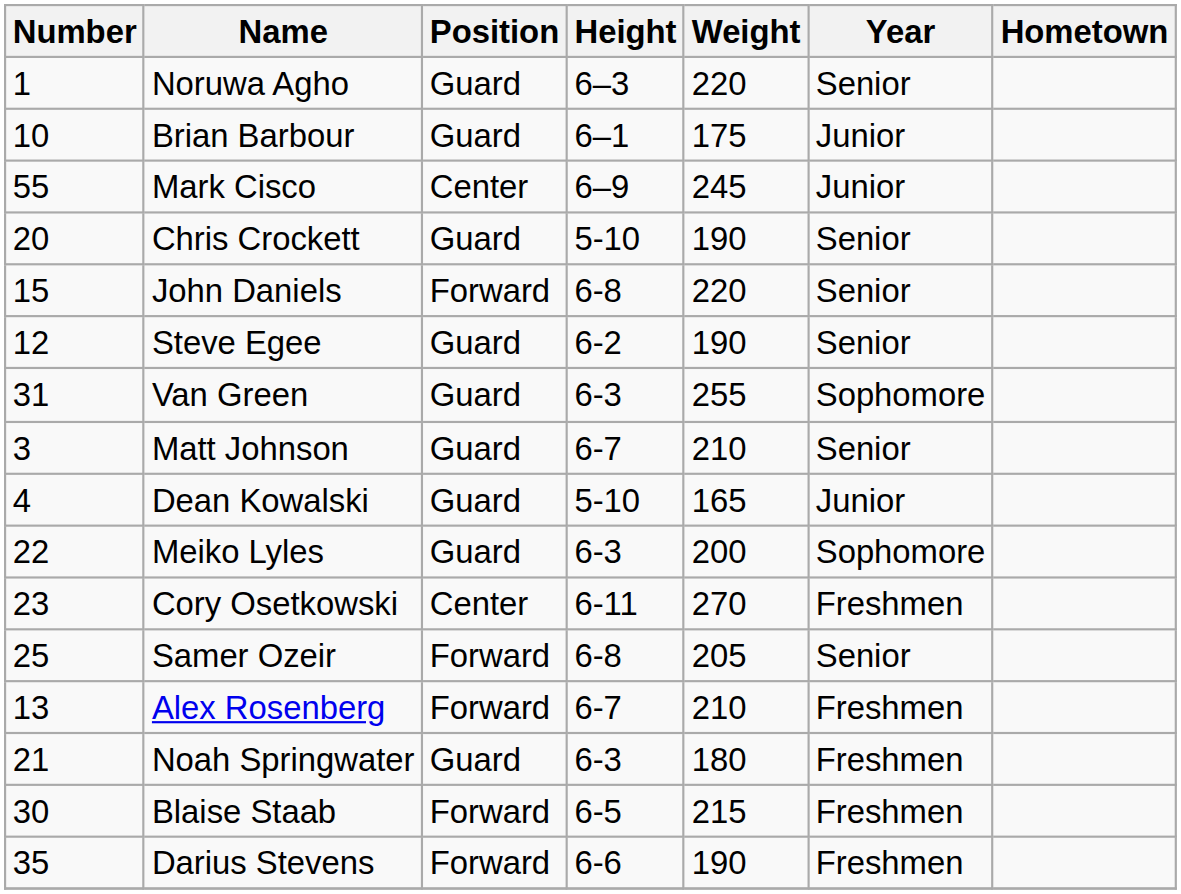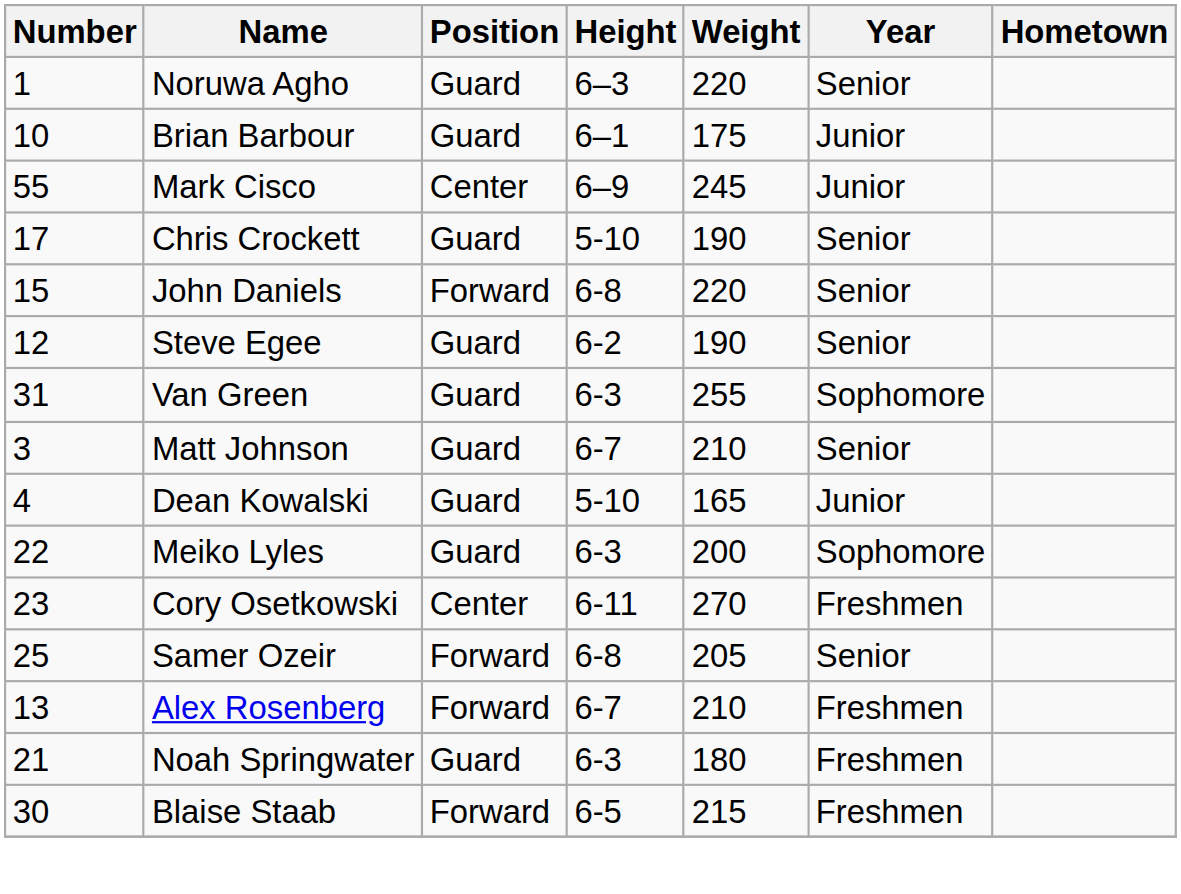(31, 239) 20 -> (31, 239) 17
- row: (263, 863)
